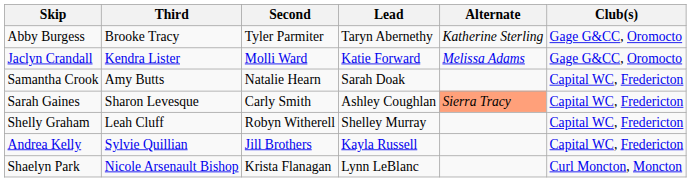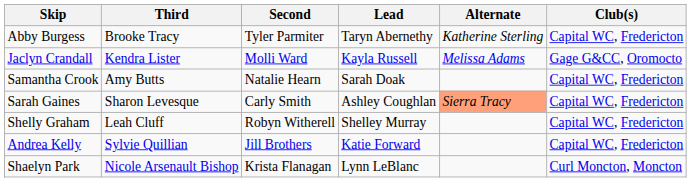(616, 36) Gage G&CC, Oromocto -> (616, 36) Capital WC, Fredericton
(381, 58) Katie Forward -> (379, 58) Kayla Russell
(379, 144) Kayla Russell -> (381, 144) Katie Forward
